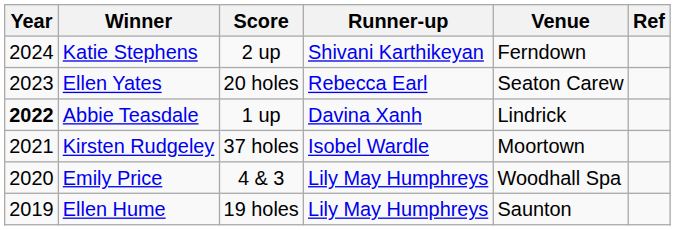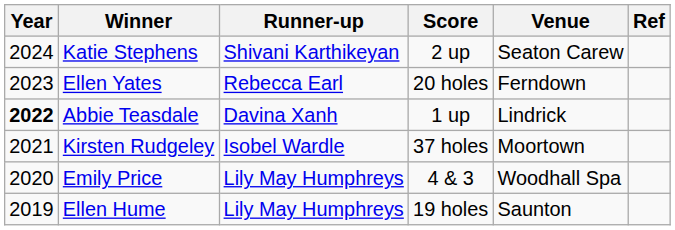columns swapped: (261, 21) <-> (398, 21)
(542, 52) Ferndown -> (561, 52) Seaton Carew
(561, 84) Seaton Carew -> (542, 84) Ferndown
